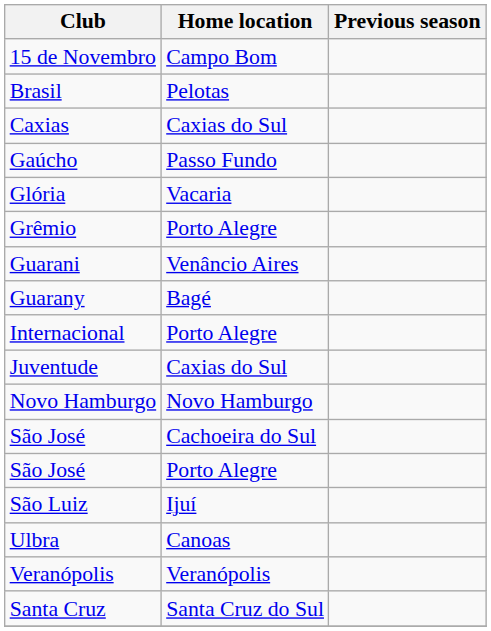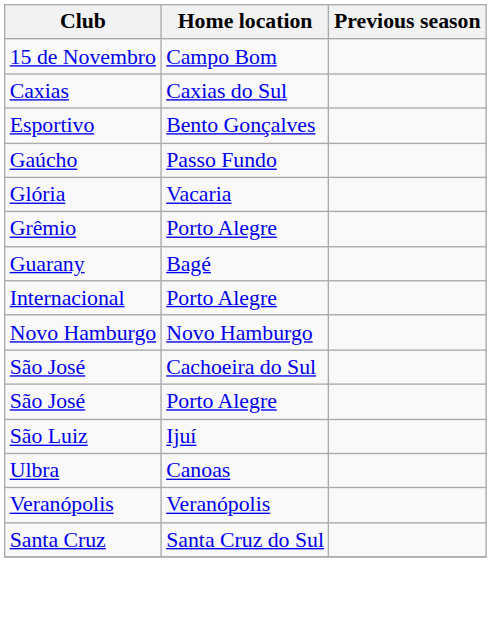- row: (36, 90)
+ row: (52, 125)
- row: (45, 263)
- row: (54, 366)
